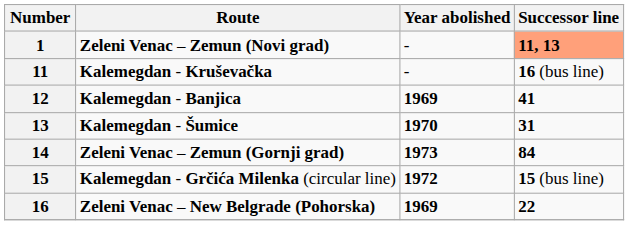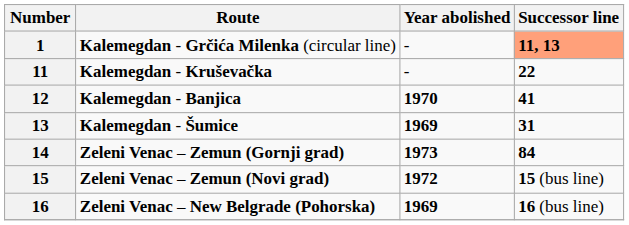(204, 44) Zeleni Venac – Zemun (Novi grad) -> (238, 44) Kalemegdan - Grčića Milenka (circular line)
(561, 71) 16 (bus line) -> (527, 71) 22
(421, 98) 1969 -> (421, 98) 1970
(421, 125) 1970 -> (421, 125) 1969
(238, 179) Kalemegdan - Grčića Milenka (circular line) -> (204, 179) Zeleni Venac – Zemun (Novi grad)
(527, 206) 22 -> (561, 206) 16 (bus line)
